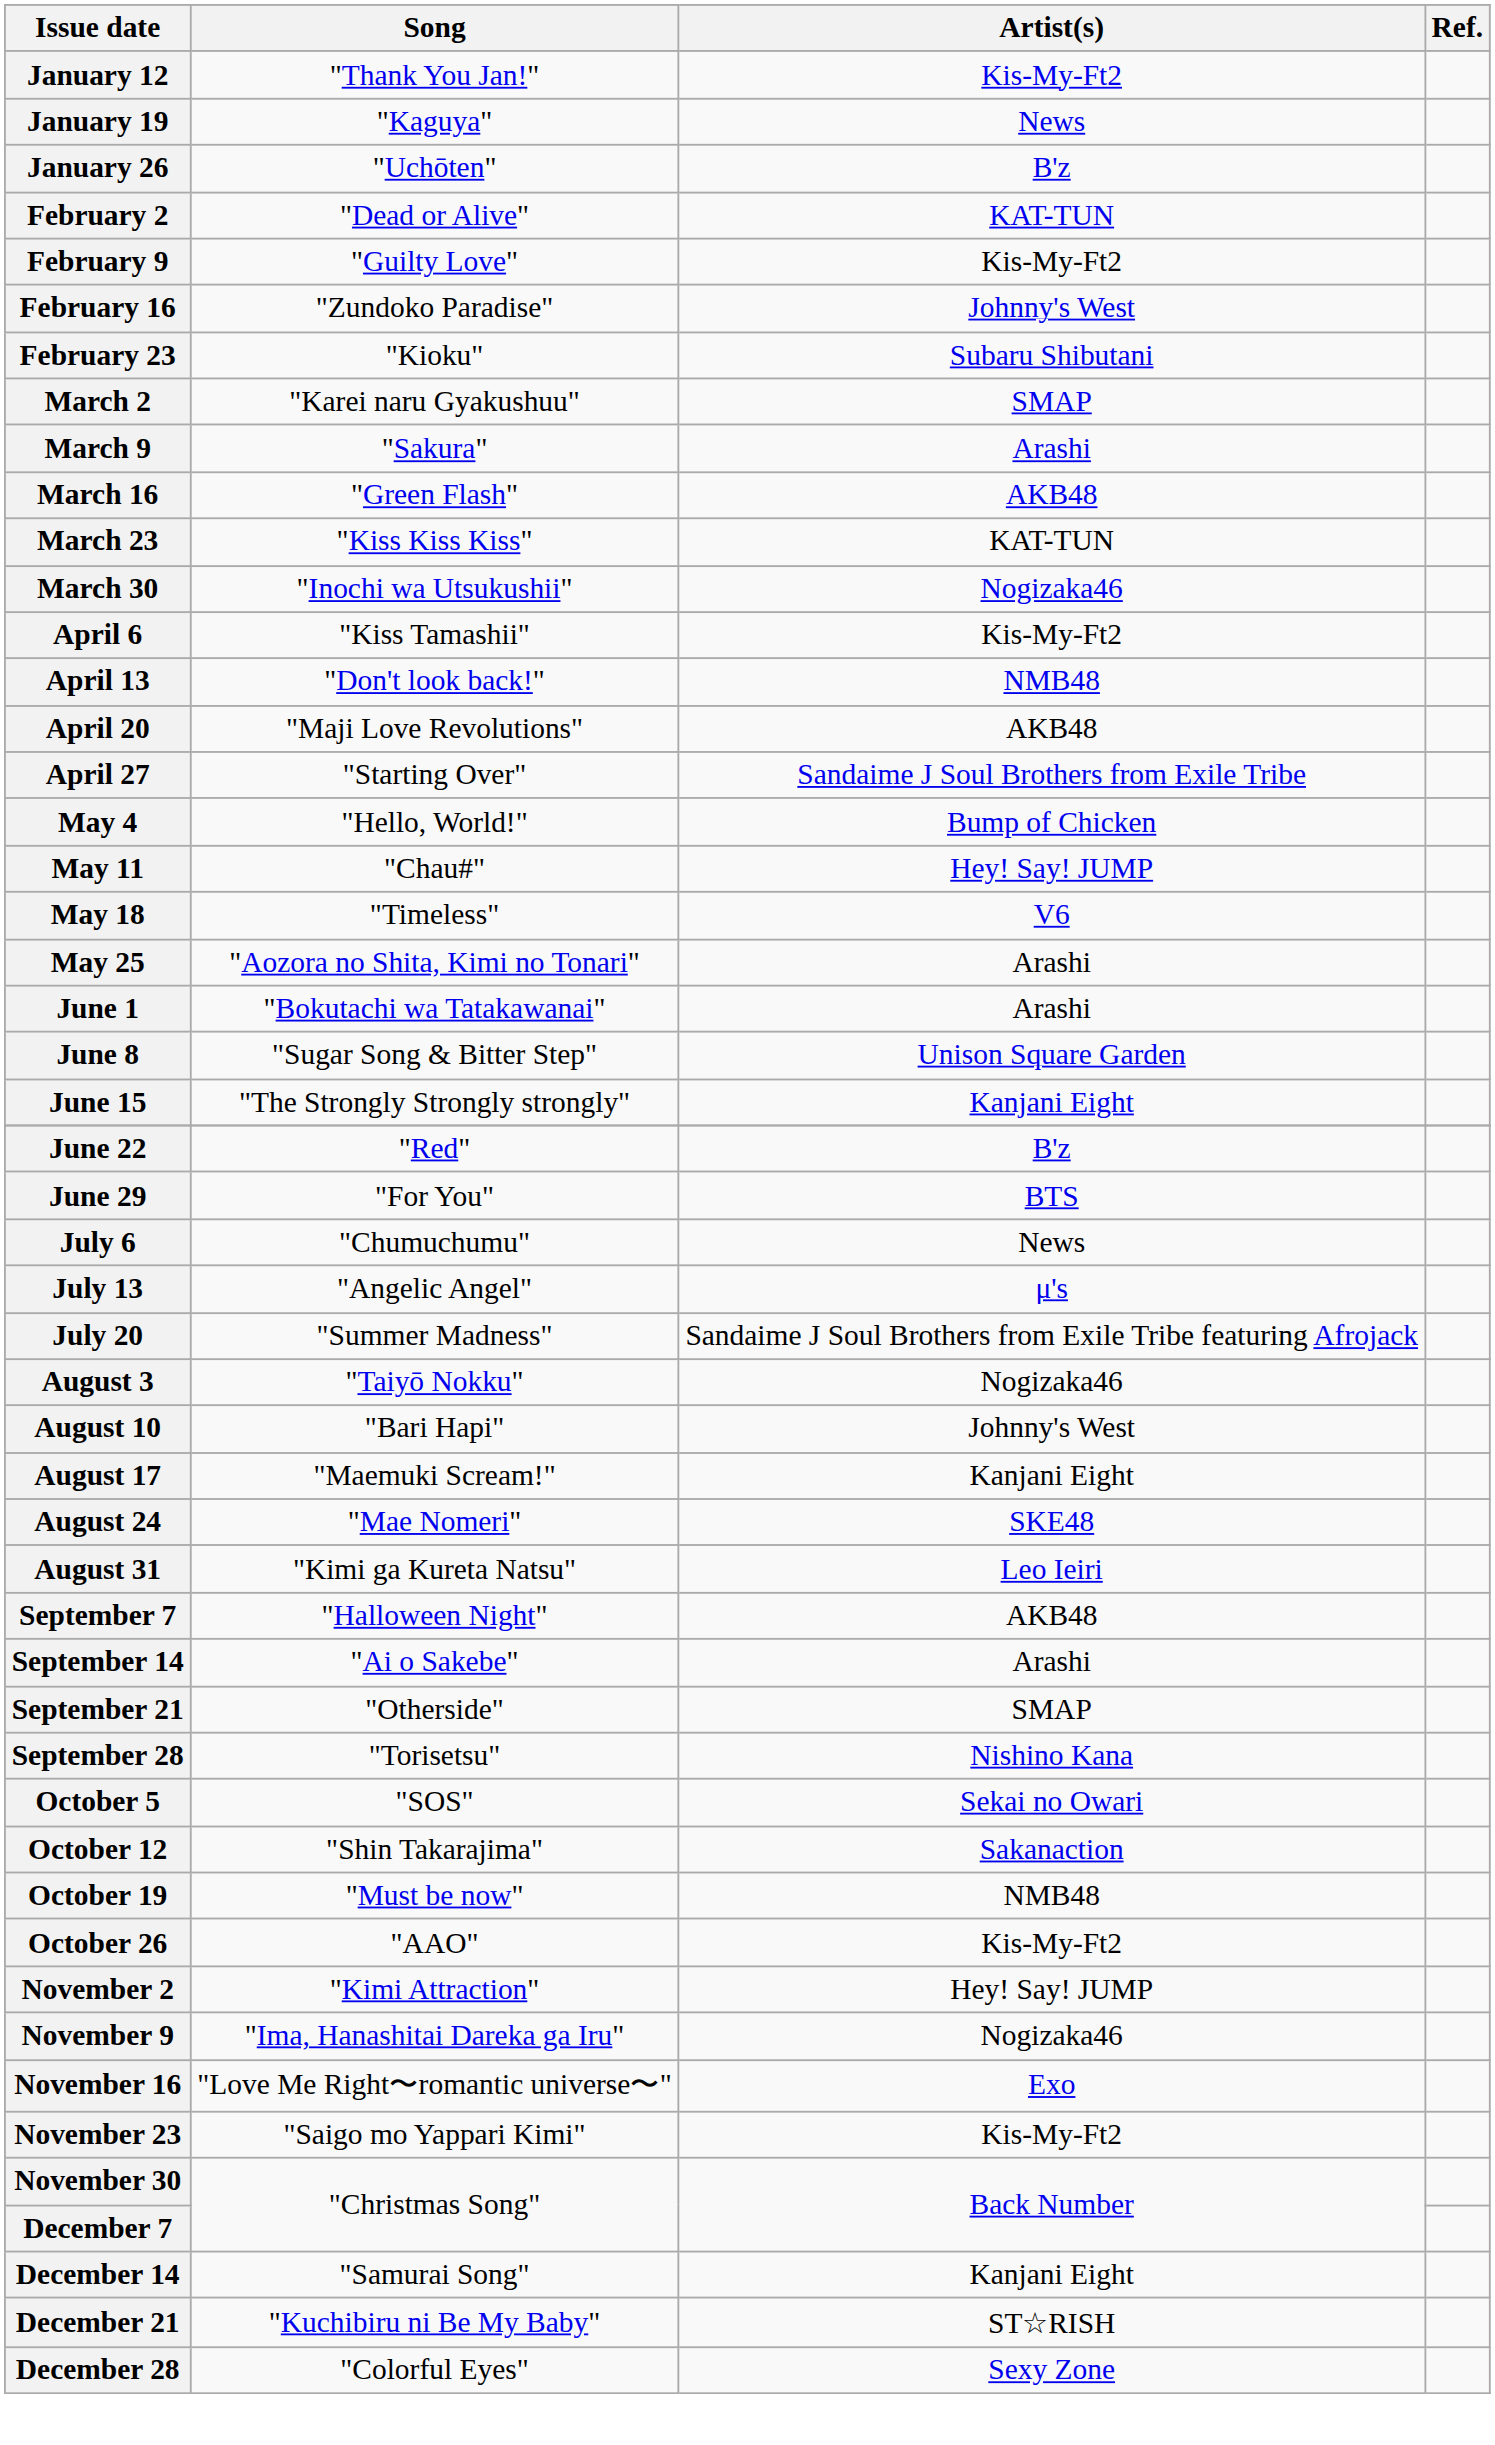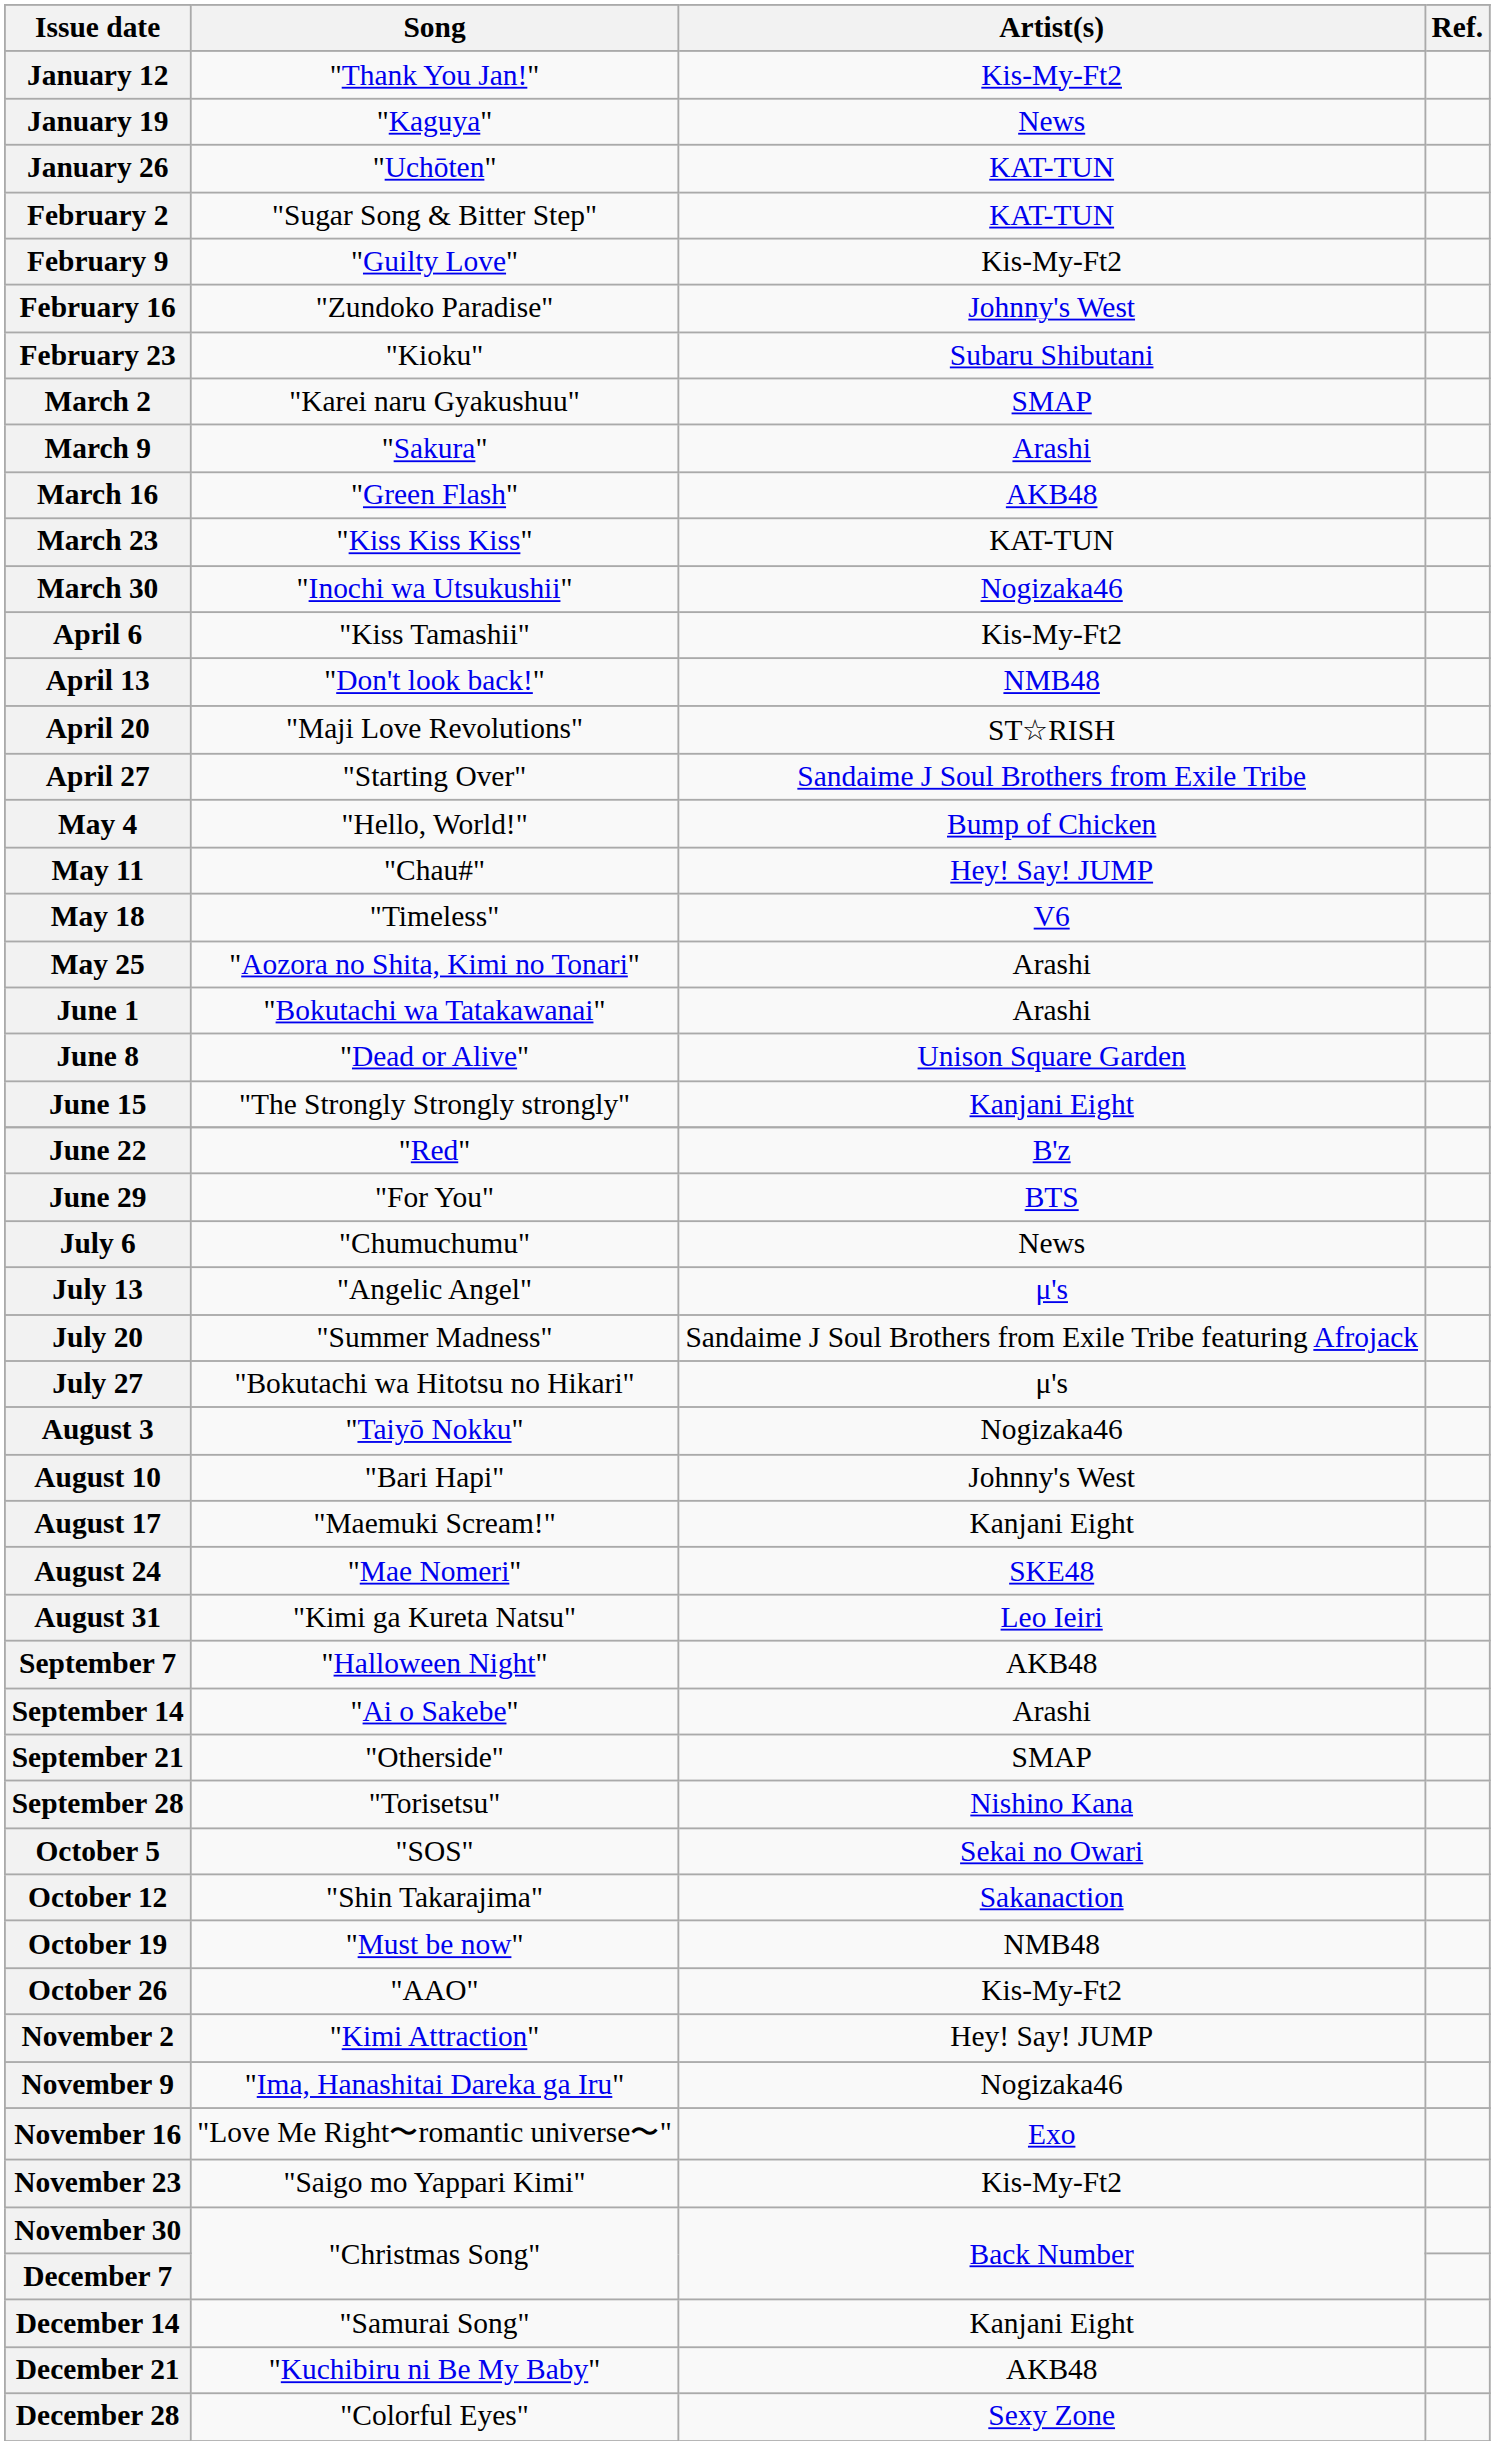(1052, 167) B'z -> (1052, 167) KAT-TUN
(435, 214) "Dead or Alive" -> (435, 214) "Sugar Song & Bitter Step"
(1052, 728) AKB48 -> (1052, 730) ST☆RISH
(435, 1055) "Sugar Song & Bitter Step" -> (435, 1056) "Dead or Alive"
+ row: (98, 1383)
(1052, 2323) ST☆RISH -> (1052, 2369) AKB48
